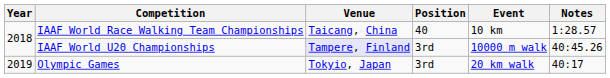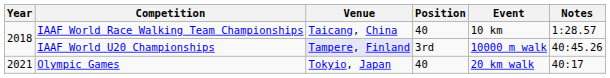(20, 64) 2019 -> (20, 64) 2021
(425, 64) 3rd -> (421, 64) 40
